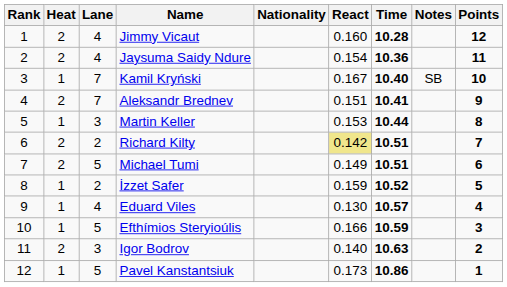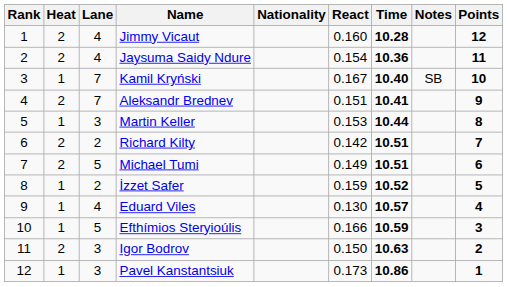(350, 143) khaki background -> (350, 143) no background
(350, 249) 0.140 -> (350, 249) 0.150
(98, 270) 5 -> (98, 270) 3
